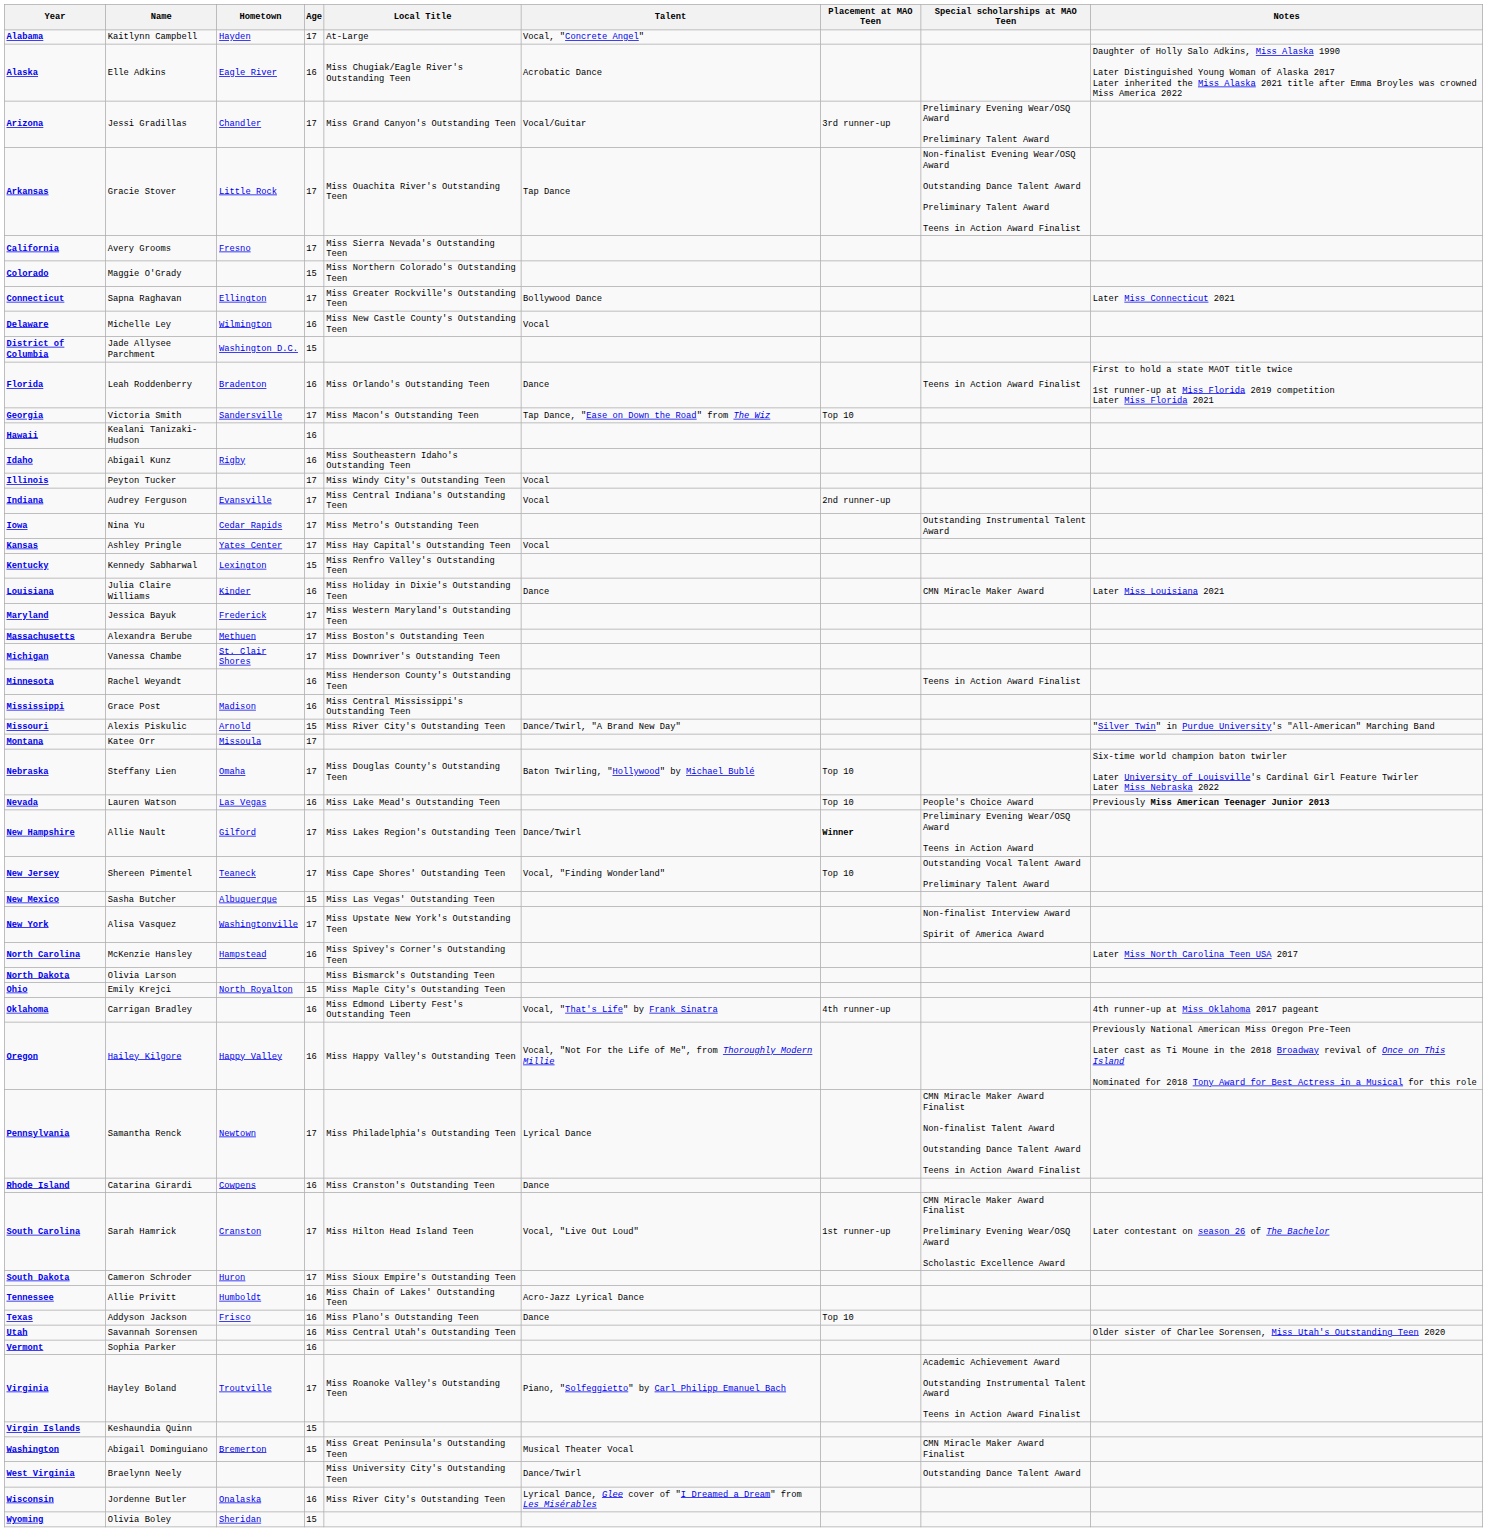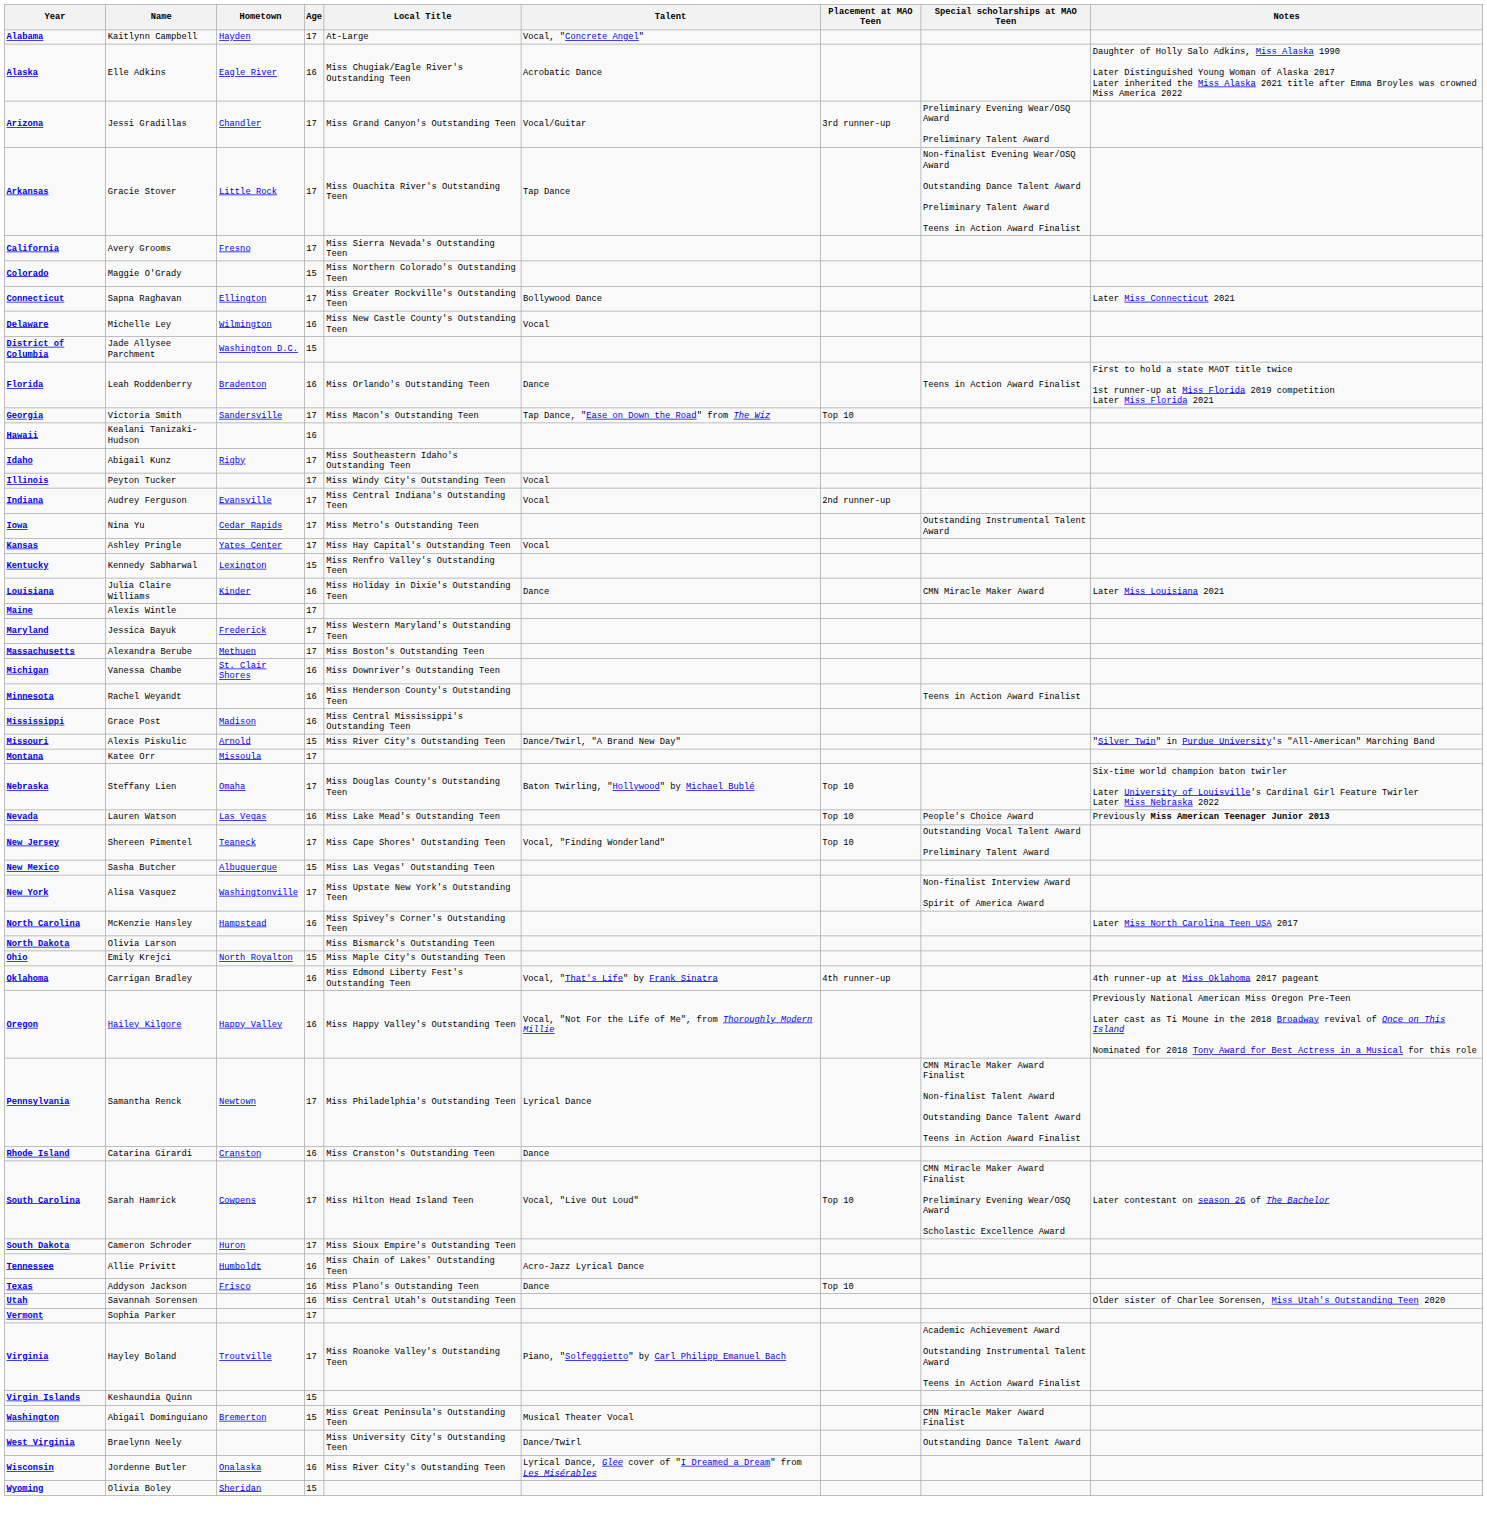(312, 460) 16 -> (312, 460) 17
+ row: (20, 611)
(312, 656) 17 -> (312, 671) 16
- row: (41, 833)
(237, 1185) Cowpens -> (240, 1153) Cranston
(240, 1231) Cranston -> (237, 1200) Cowpens
(856, 1231) 1st runner-up -> (838, 1200) Top 10
(312, 1347) 16 -> (312, 1315) 17
